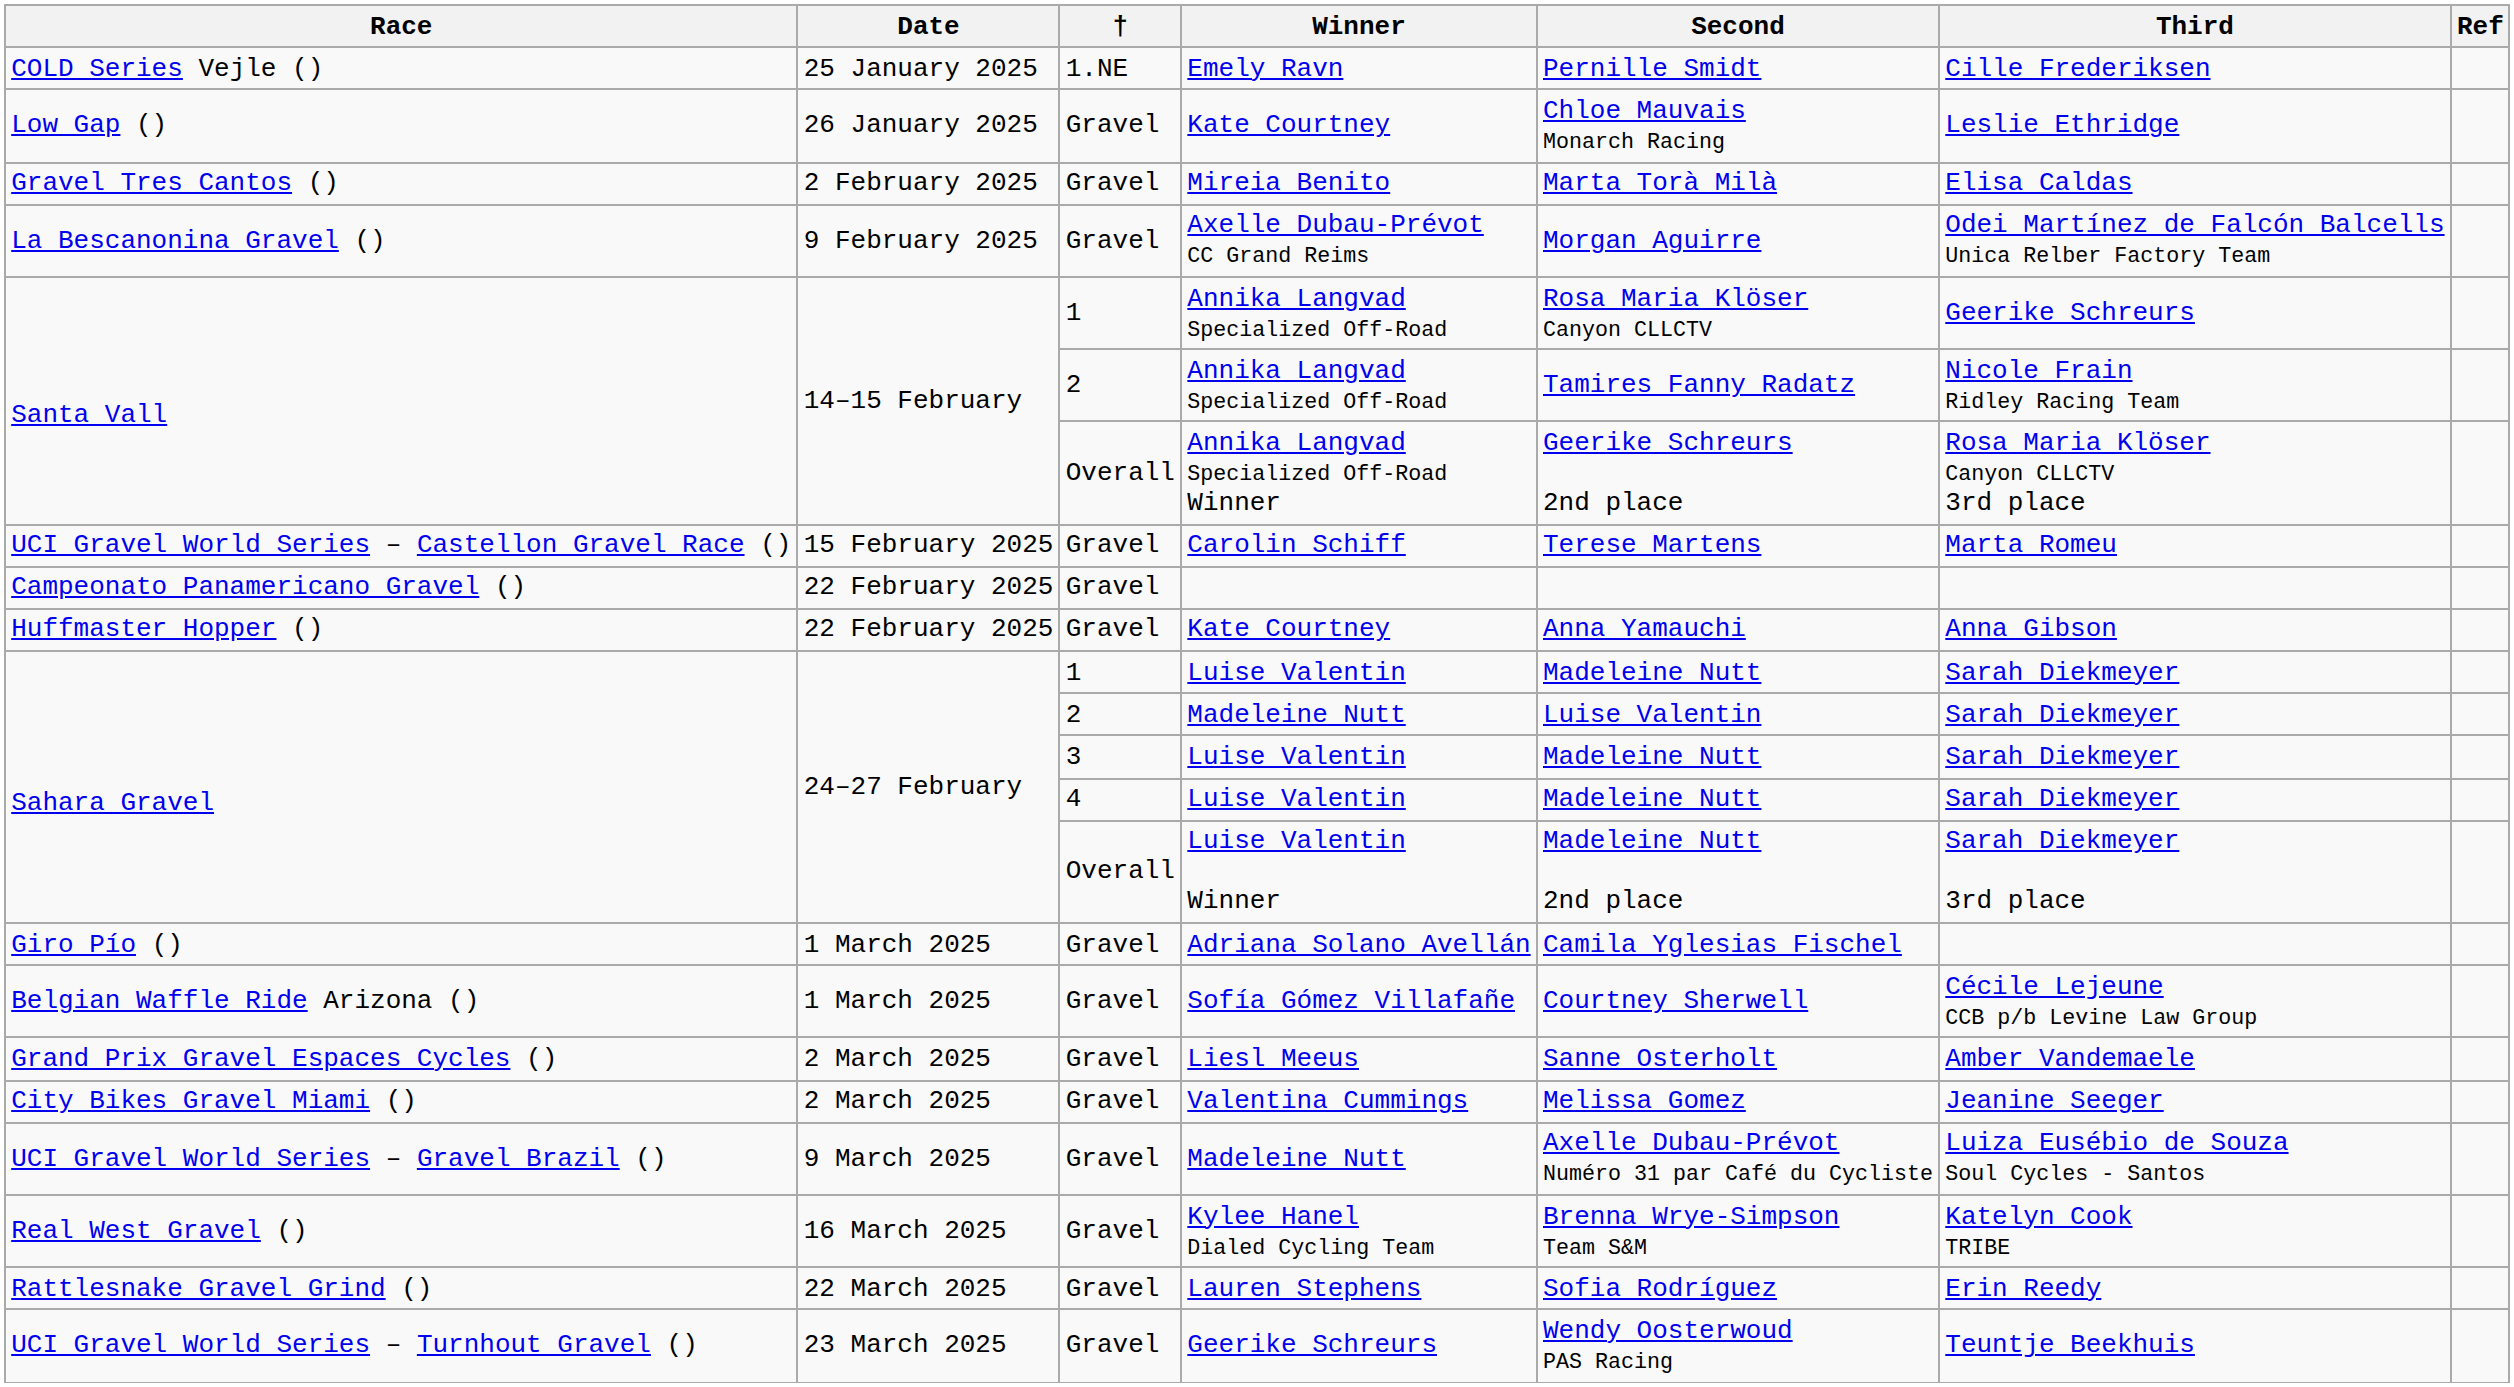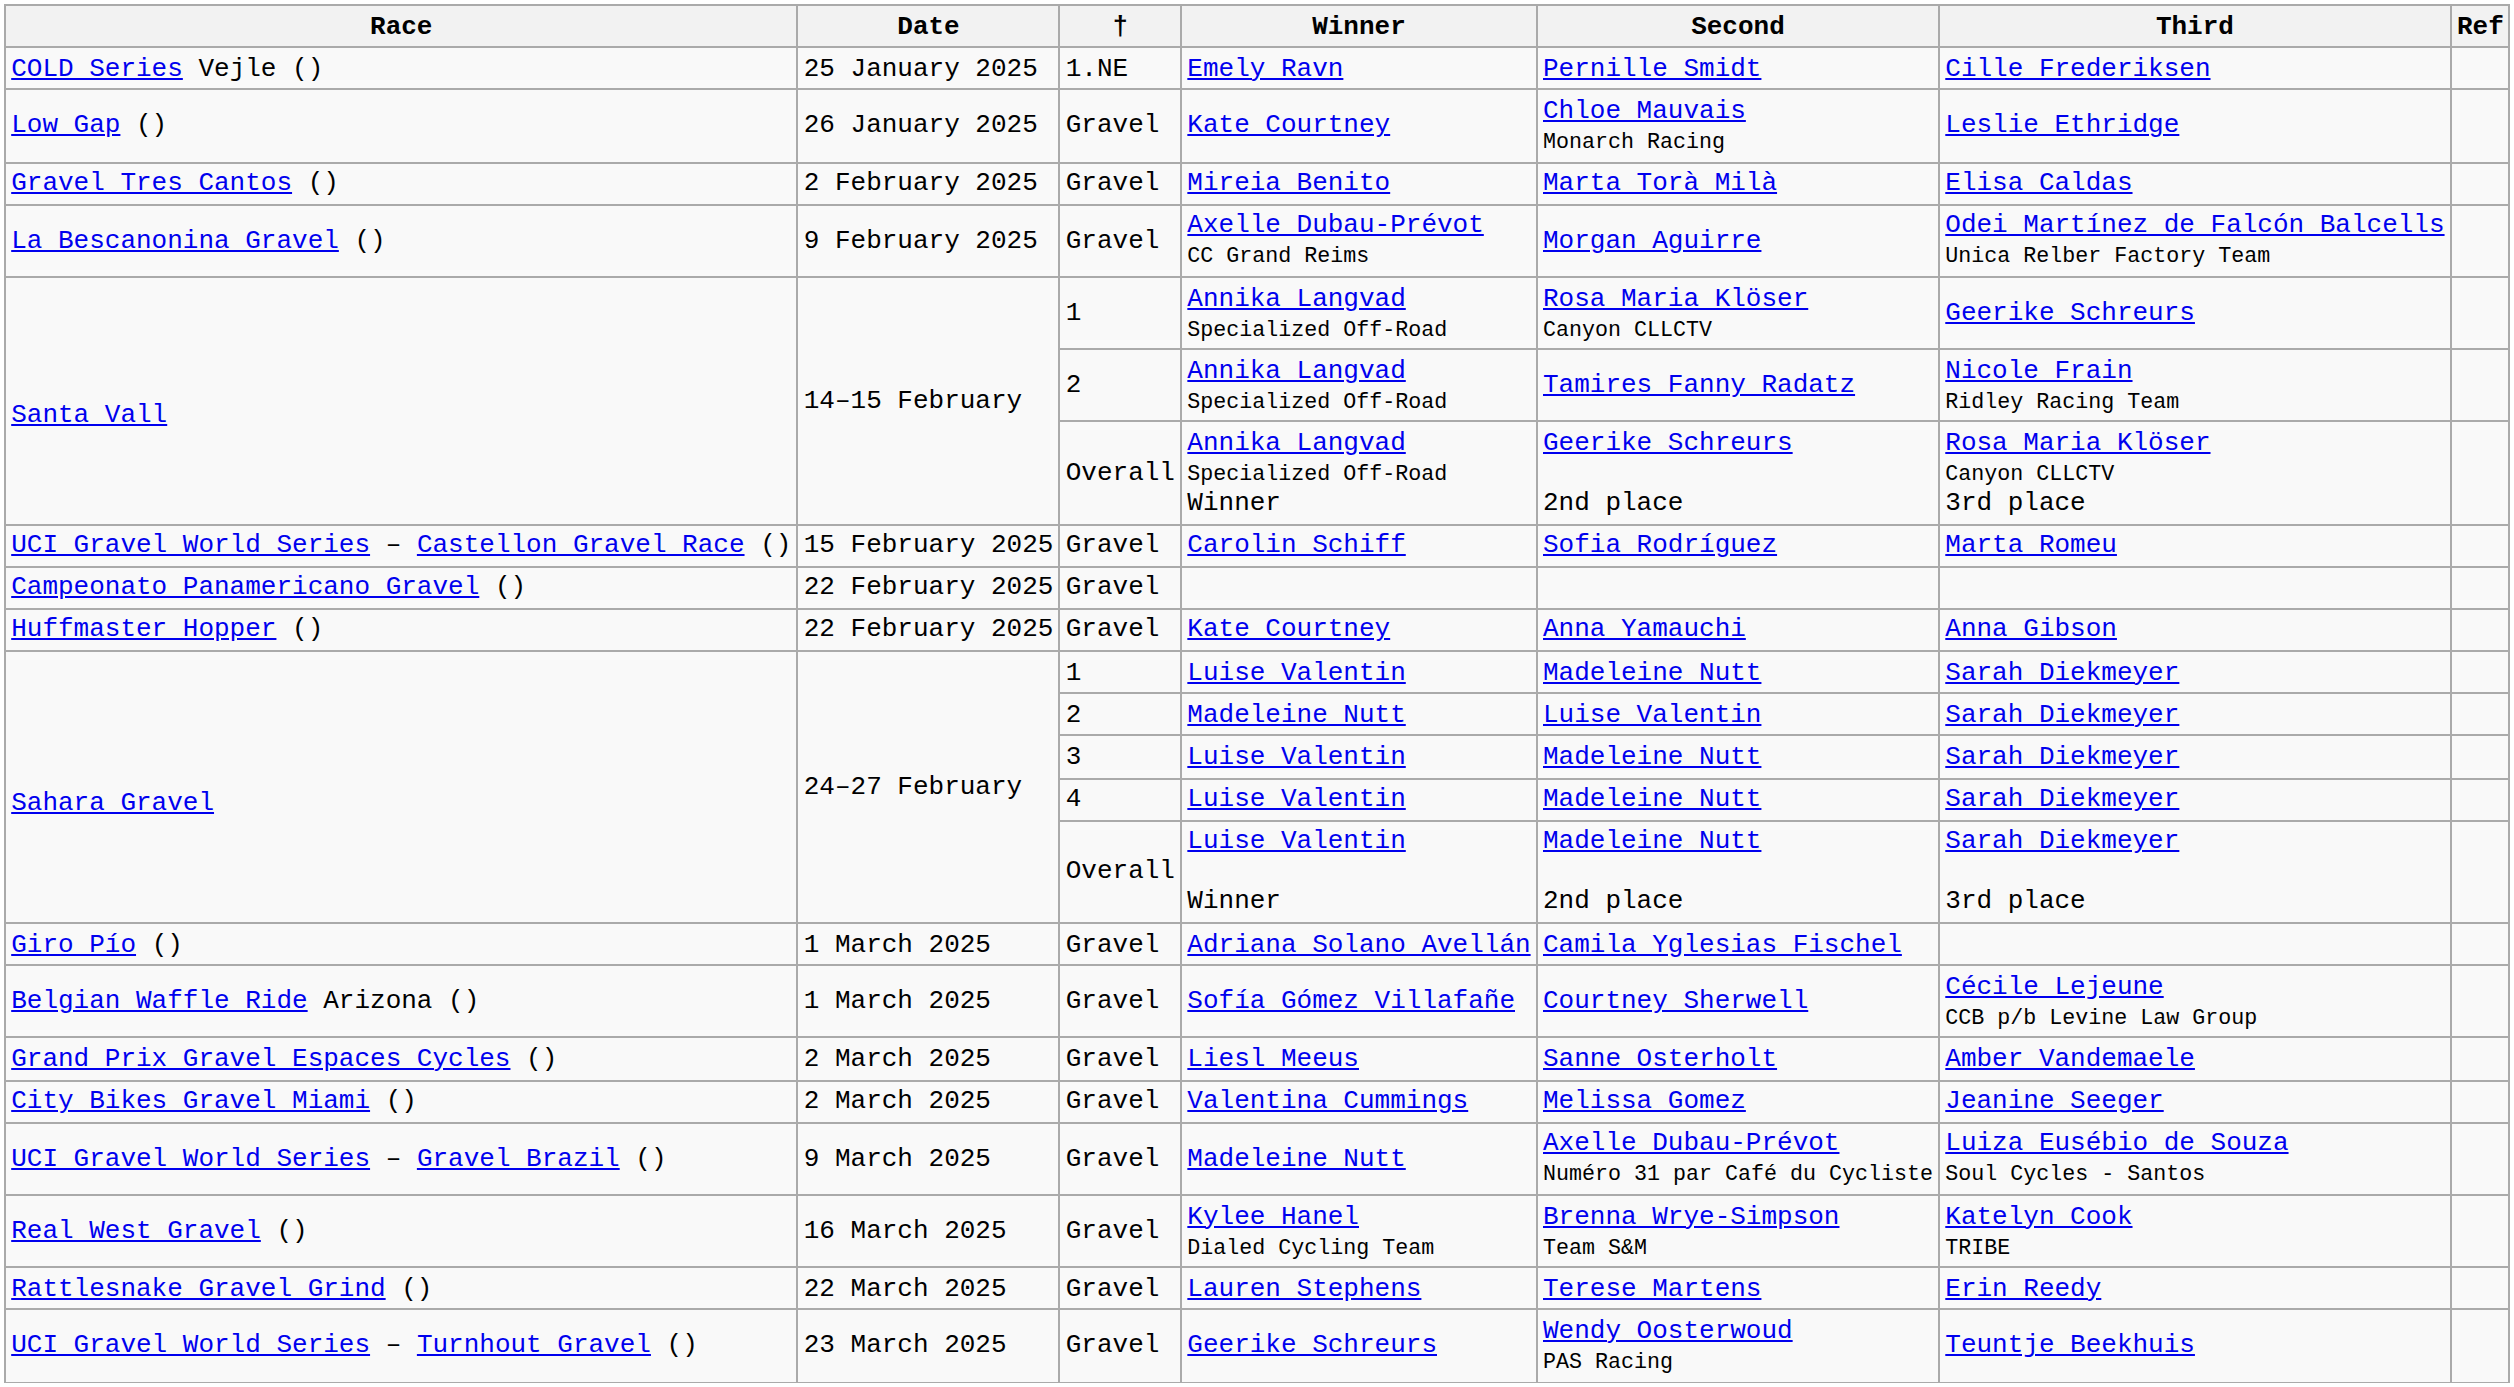(1652, 545) Terese Martens -> (1660, 545) Sofia Rodríguez
(1660, 1288) Sofia Rodríguez -> (1652, 1288) Terese Martens
